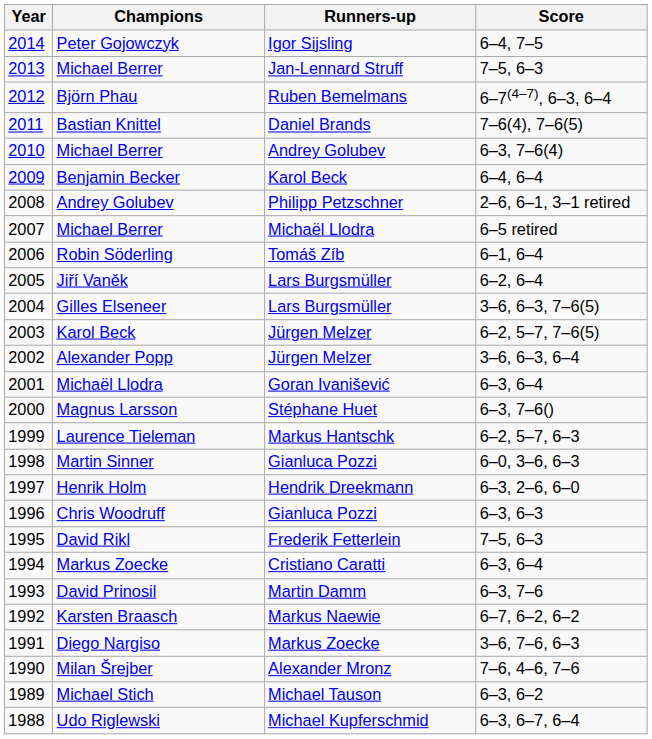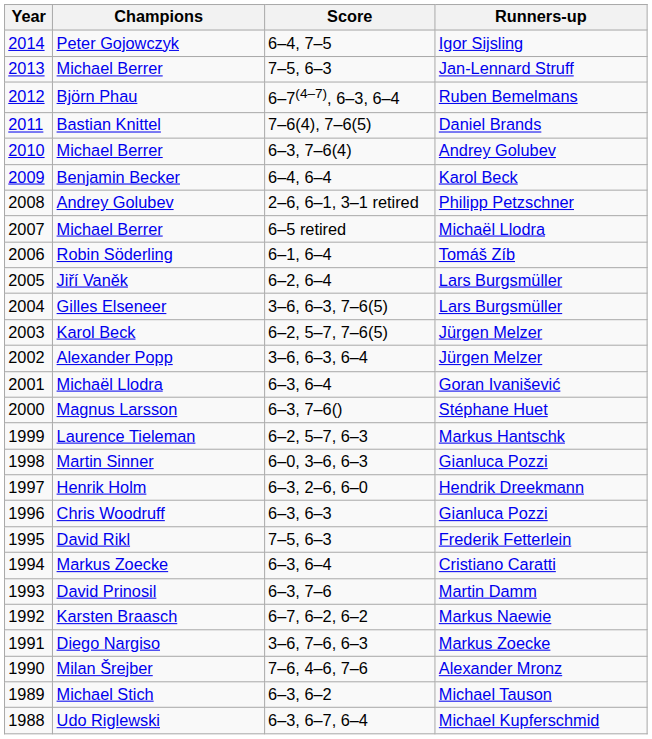columns swapped: (370, 17) <-> (561, 17)
